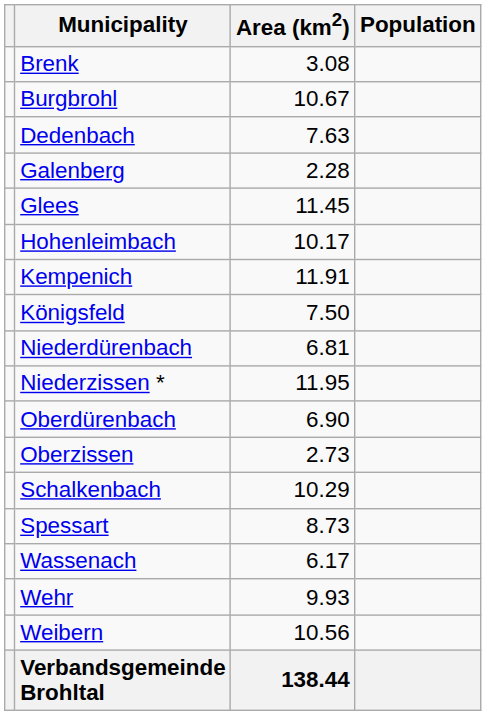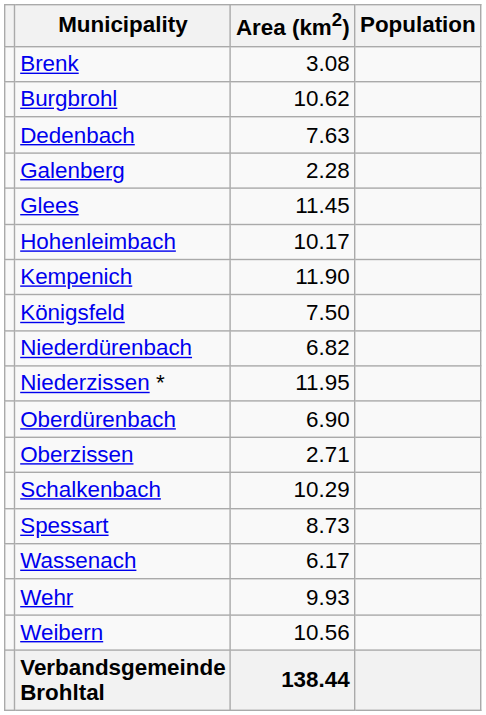(322, 99) 10.67 -> (322, 99) 10.62
(322, 276) 11.91 -> (322, 276) 11.90
(328, 348) 6.81 -> (328, 348) 6.82
(328, 454) 2.73 -> (328, 454) 2.71
